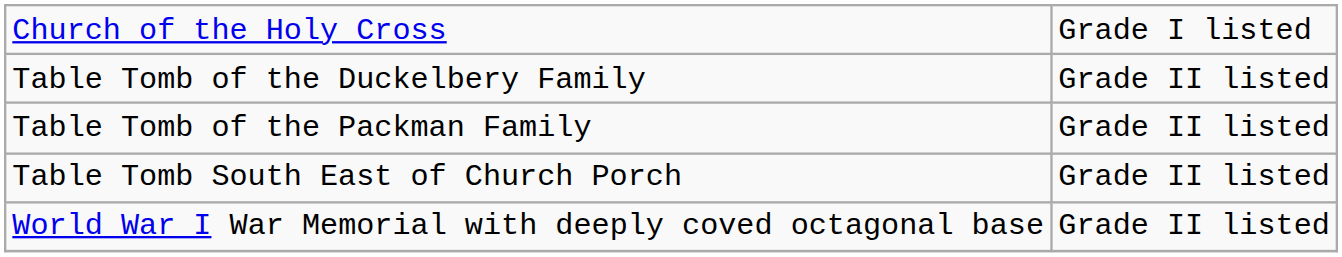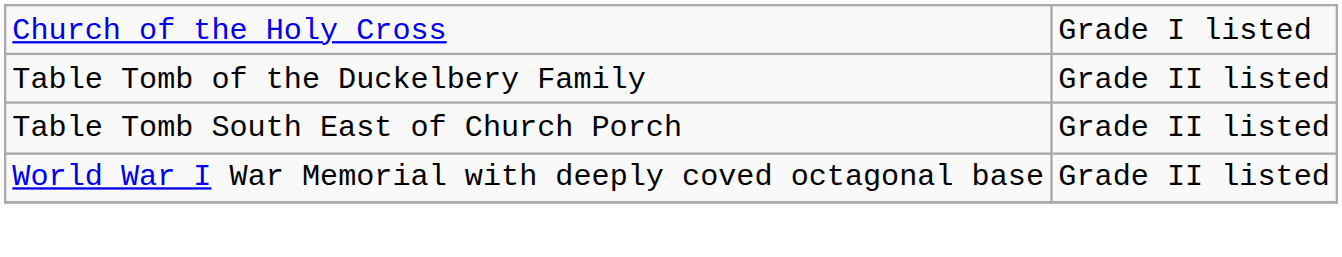- row: (302, 128)
